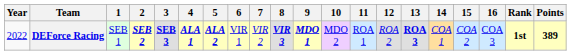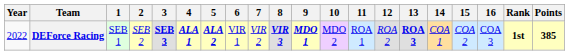(142, 35) bold -> (141, 35) normal
(550, 35) 389 -> (548, 35) 385
